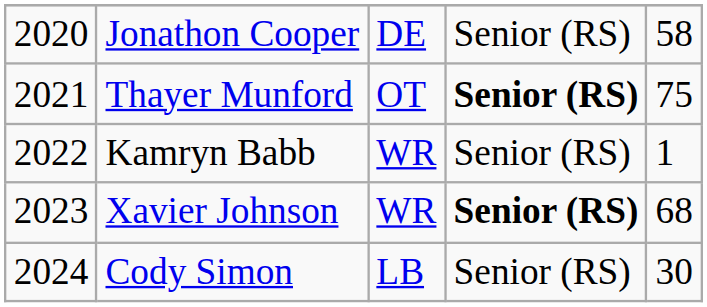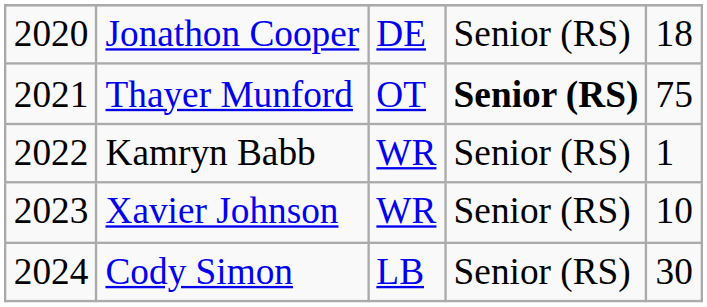(674, 34) 58 -> (674, 34) 18
(546, 211) bold -> (542, 211) normal
(674, 211) 68 -> (674, 211) 10
